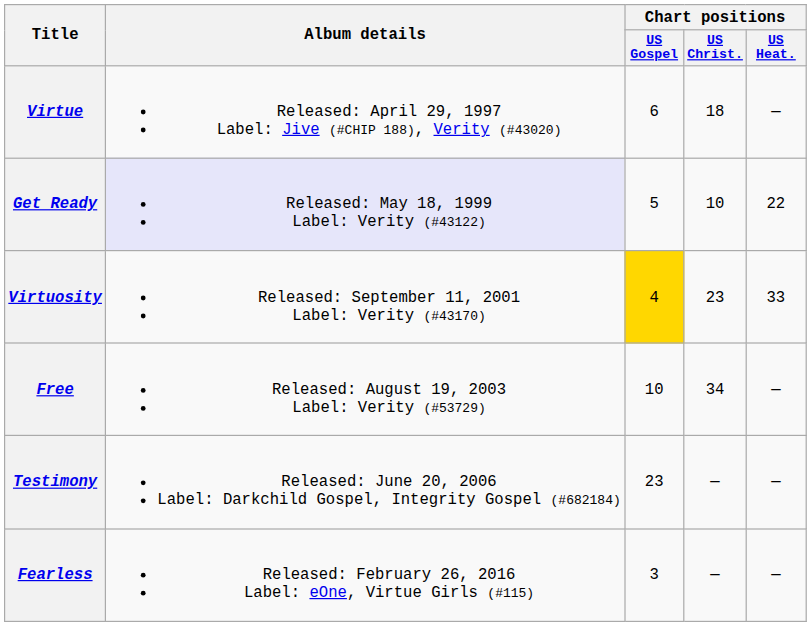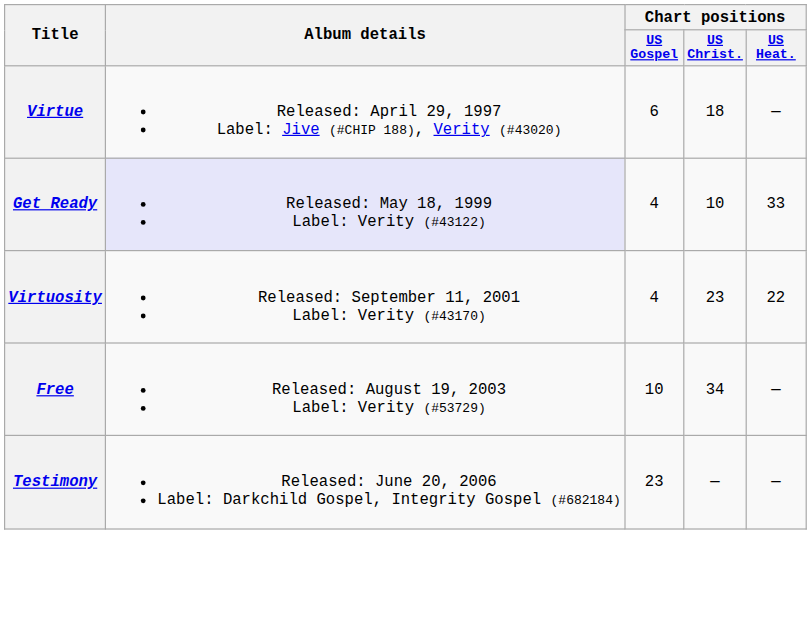(654, 204) 5 -> (654, 204) 4
(776, 204) 22 -> (776, 204) 33
(654, 297) gold background -> (654, 297) no background
(776, 297) 33 -> (776, 297) 22
- row: (55, 575)
